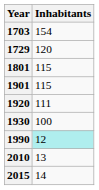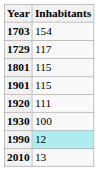(43, 49) 120 -> (43, 49) 117
- row: (18, 175)
